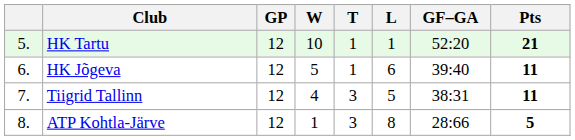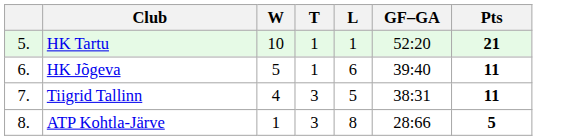- column: (276, 17)
